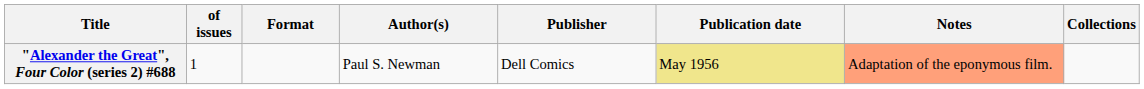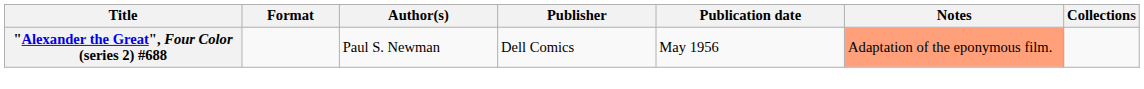- column: (214, 24)
(689, 63) khaki background -> (689, 47) no background
